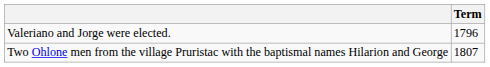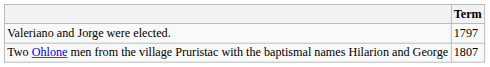(466, 33) 1796 -> (466, 33) 1797
